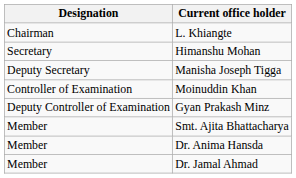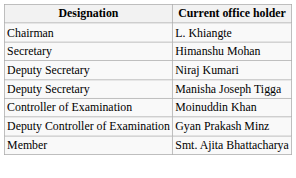+ row: (207, 70)
- row: (219, 145)
- row: (217, 164)
